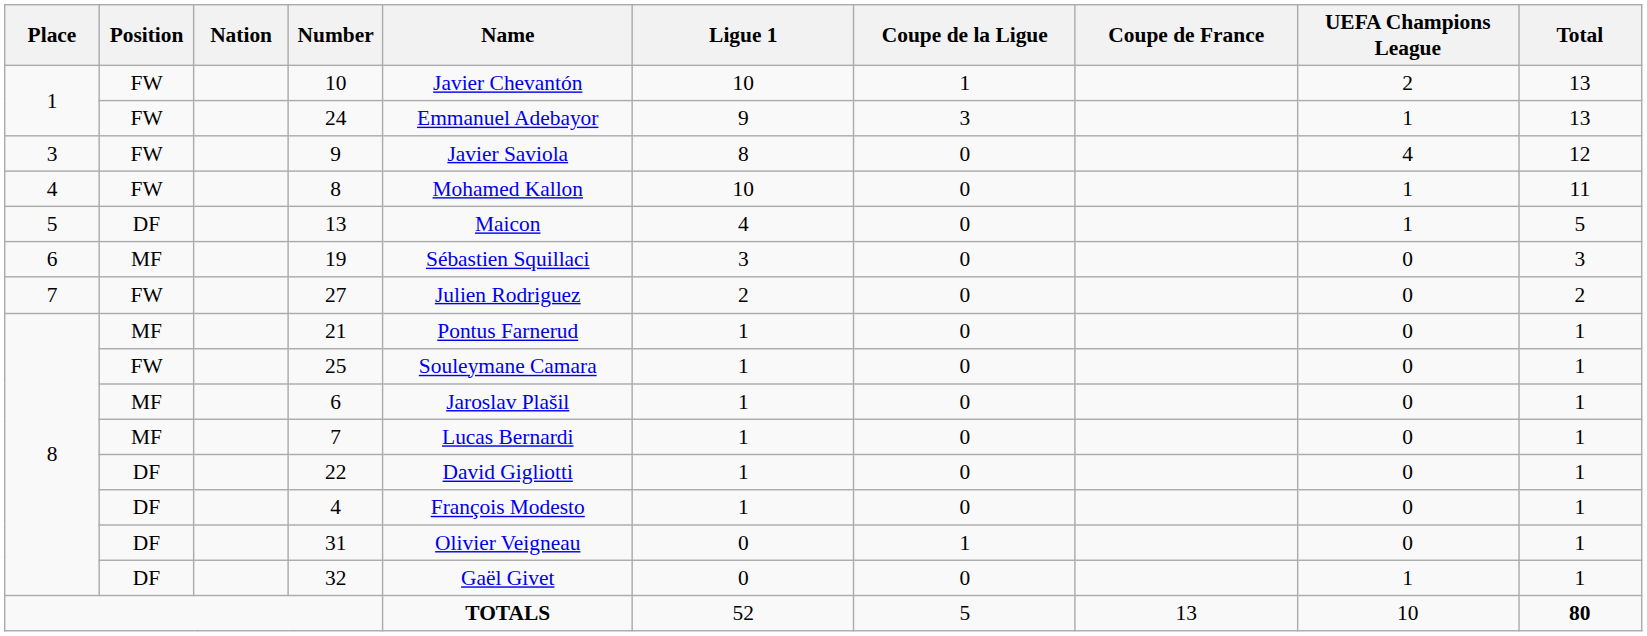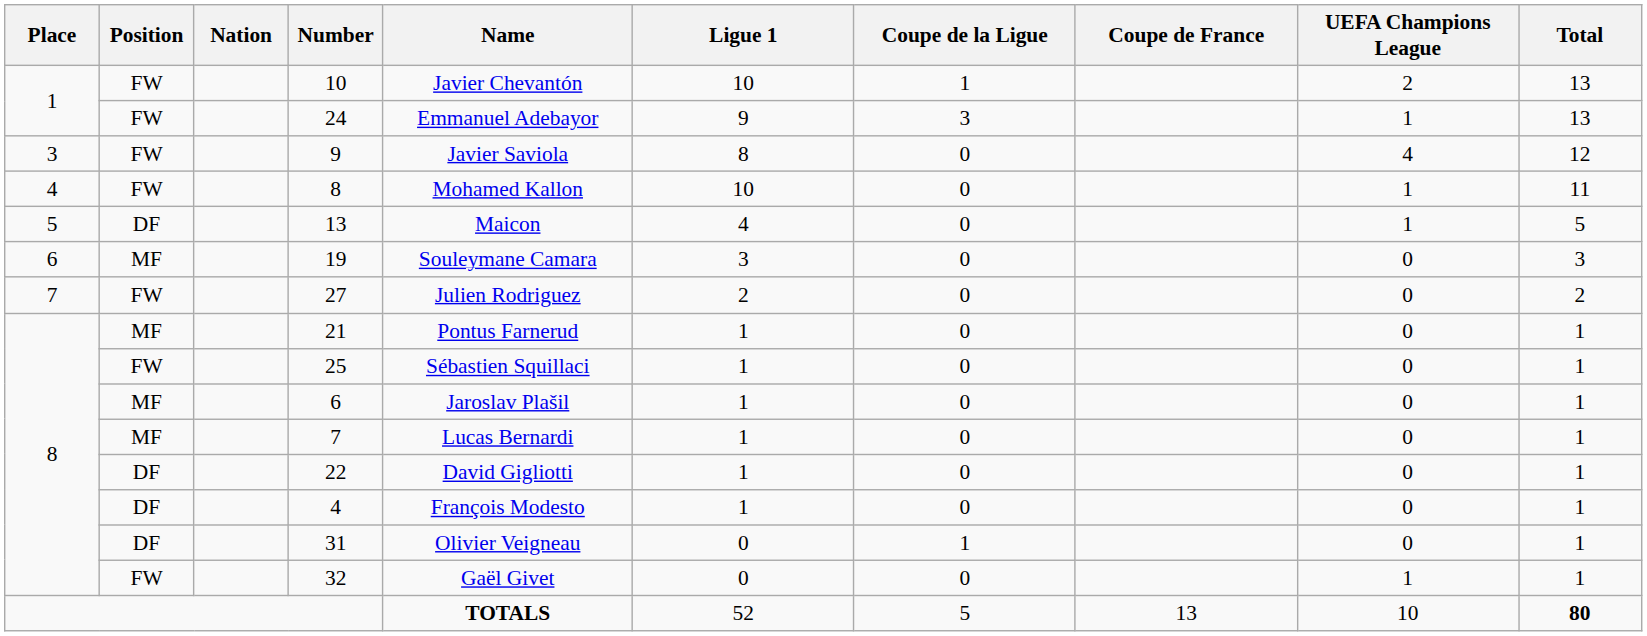(508, 259) Sébastien Squillaci -> (508, 259) Souleymane Camara
(508, 365) Souleymane Camara -> (508, 365) Sébastien Squillaci
(147, 577) DF -> (147, 577) FW
